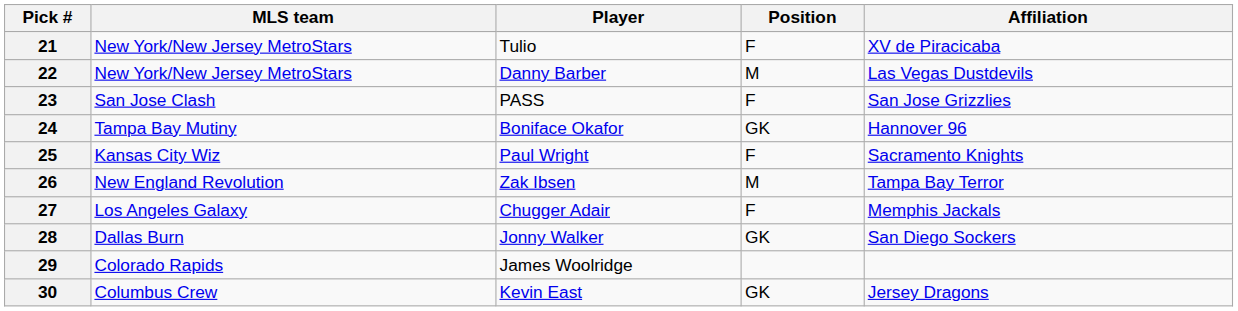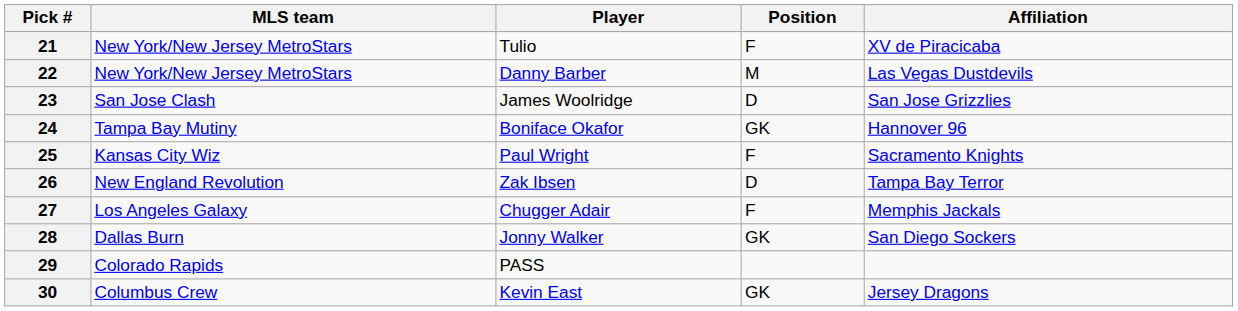(522, 100) PASS -> (566, 100) James Woolridge
(750, 100) F -> (751, 100) D
(752, 182) M -> (751, 182) D
(566, 264) James Woolridge -> (522, 264) PASS
